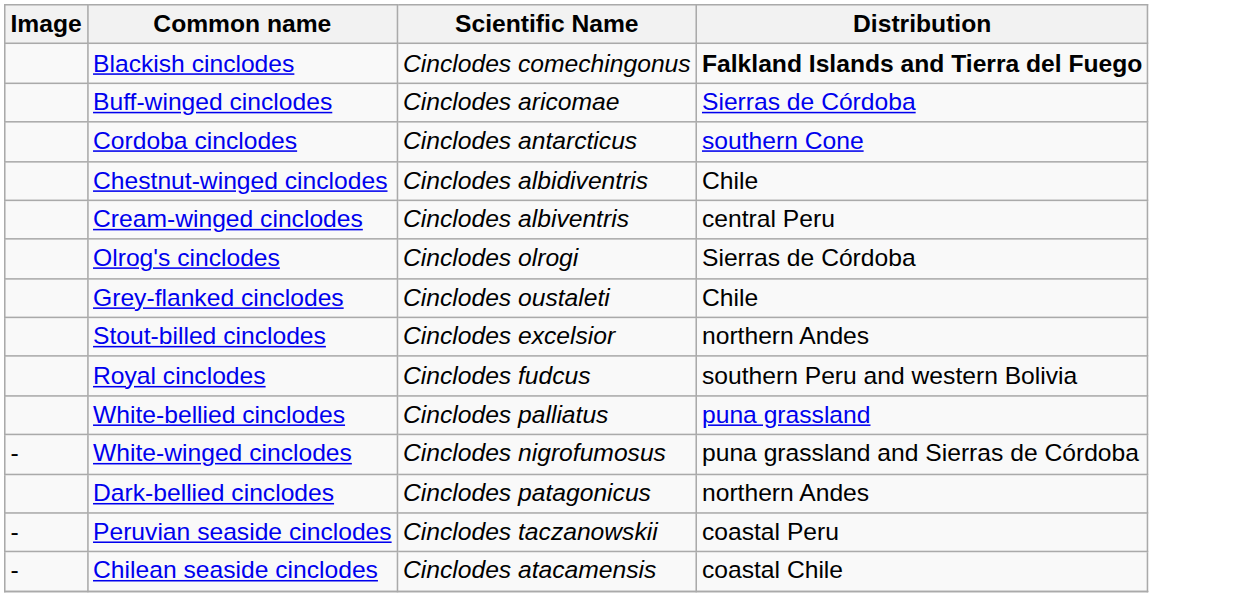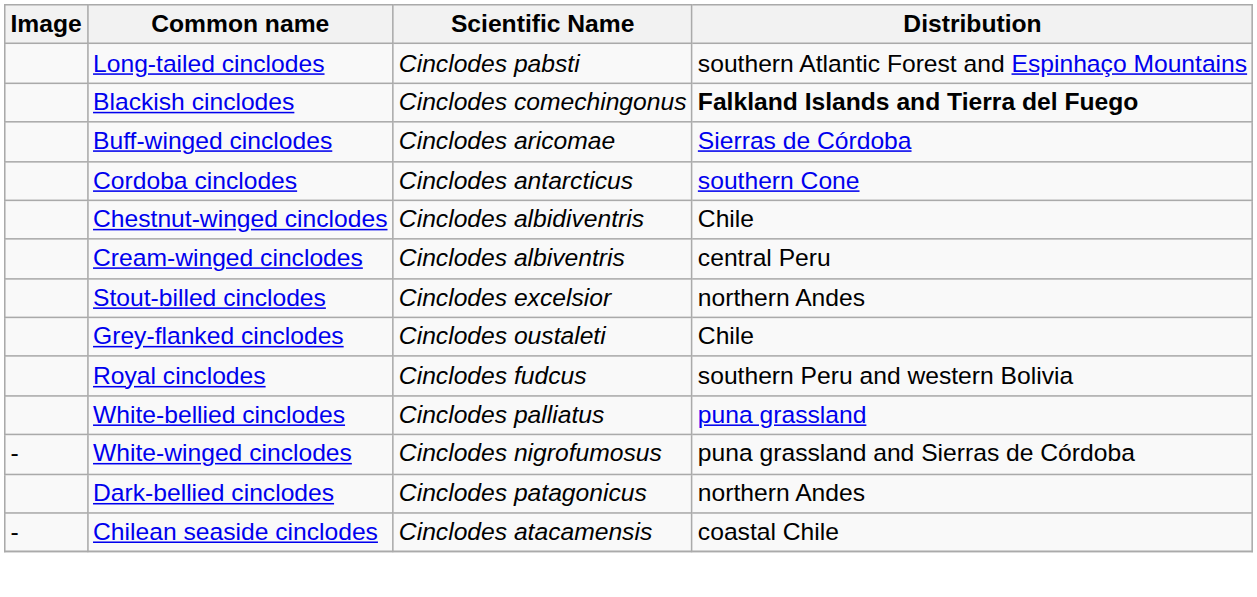+ row: (209, 63)
- row: (186, 258)
rows swapped: (218, 297) <-> (209, 336)
- row: (242, 532)
